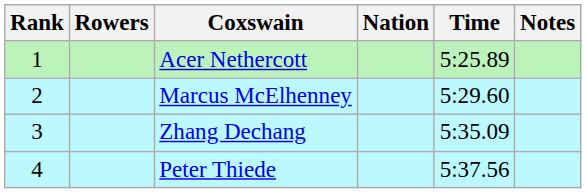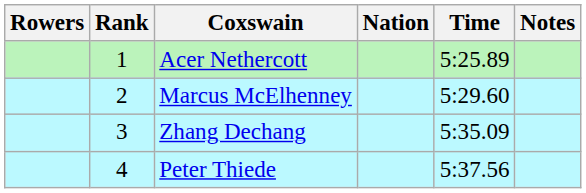columns swapped: (37, 22) <-> (112, 22)
